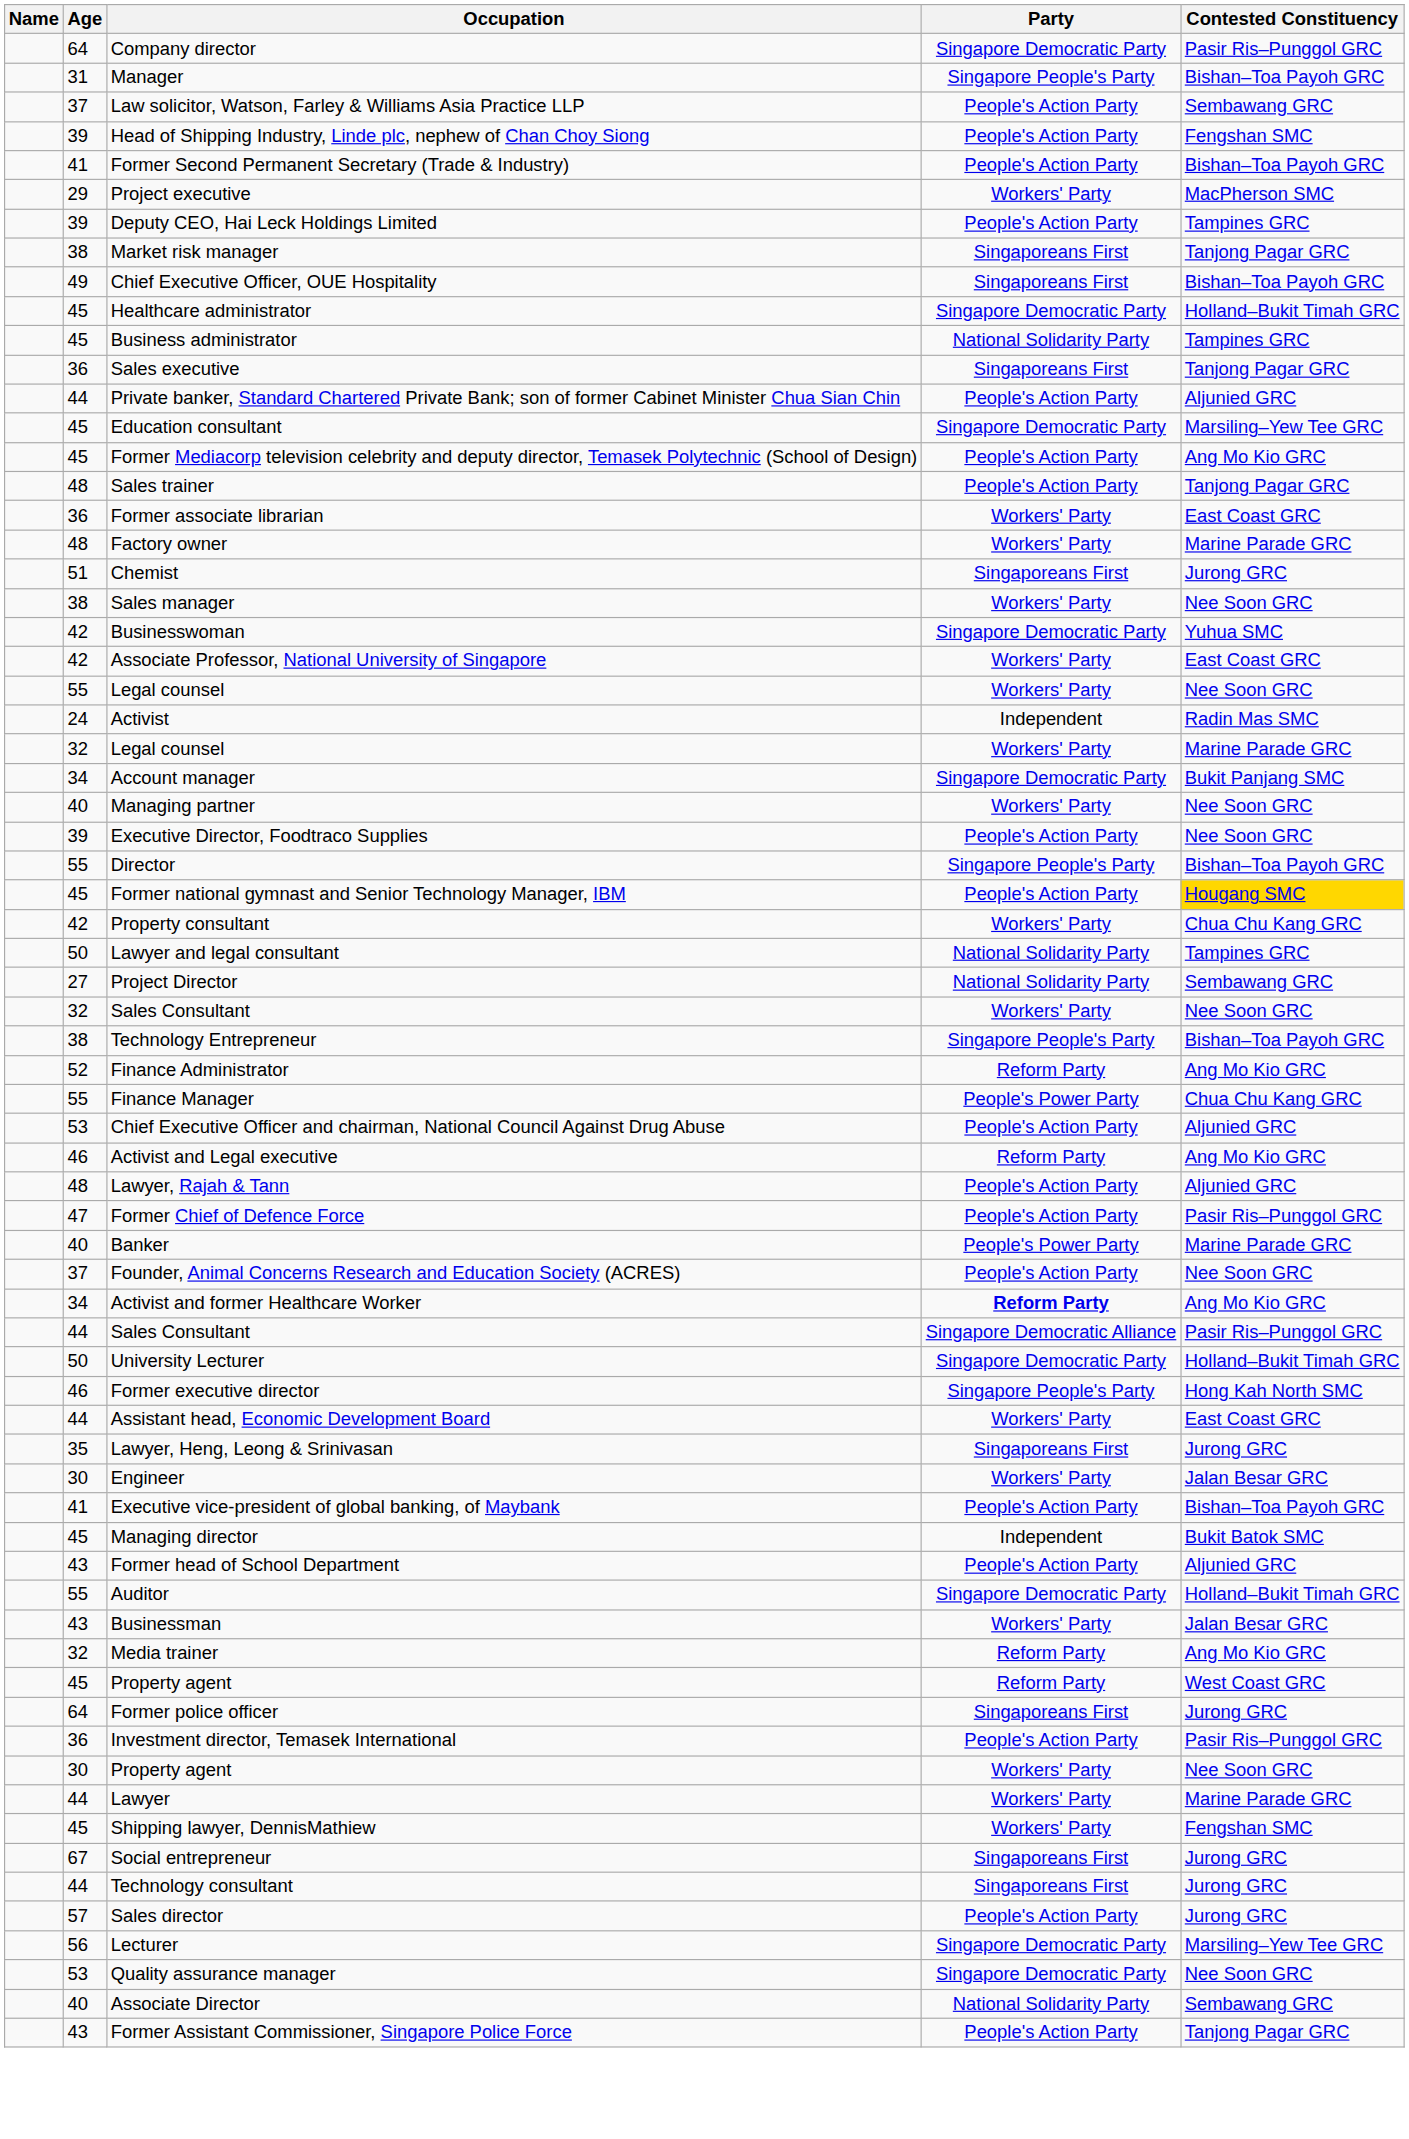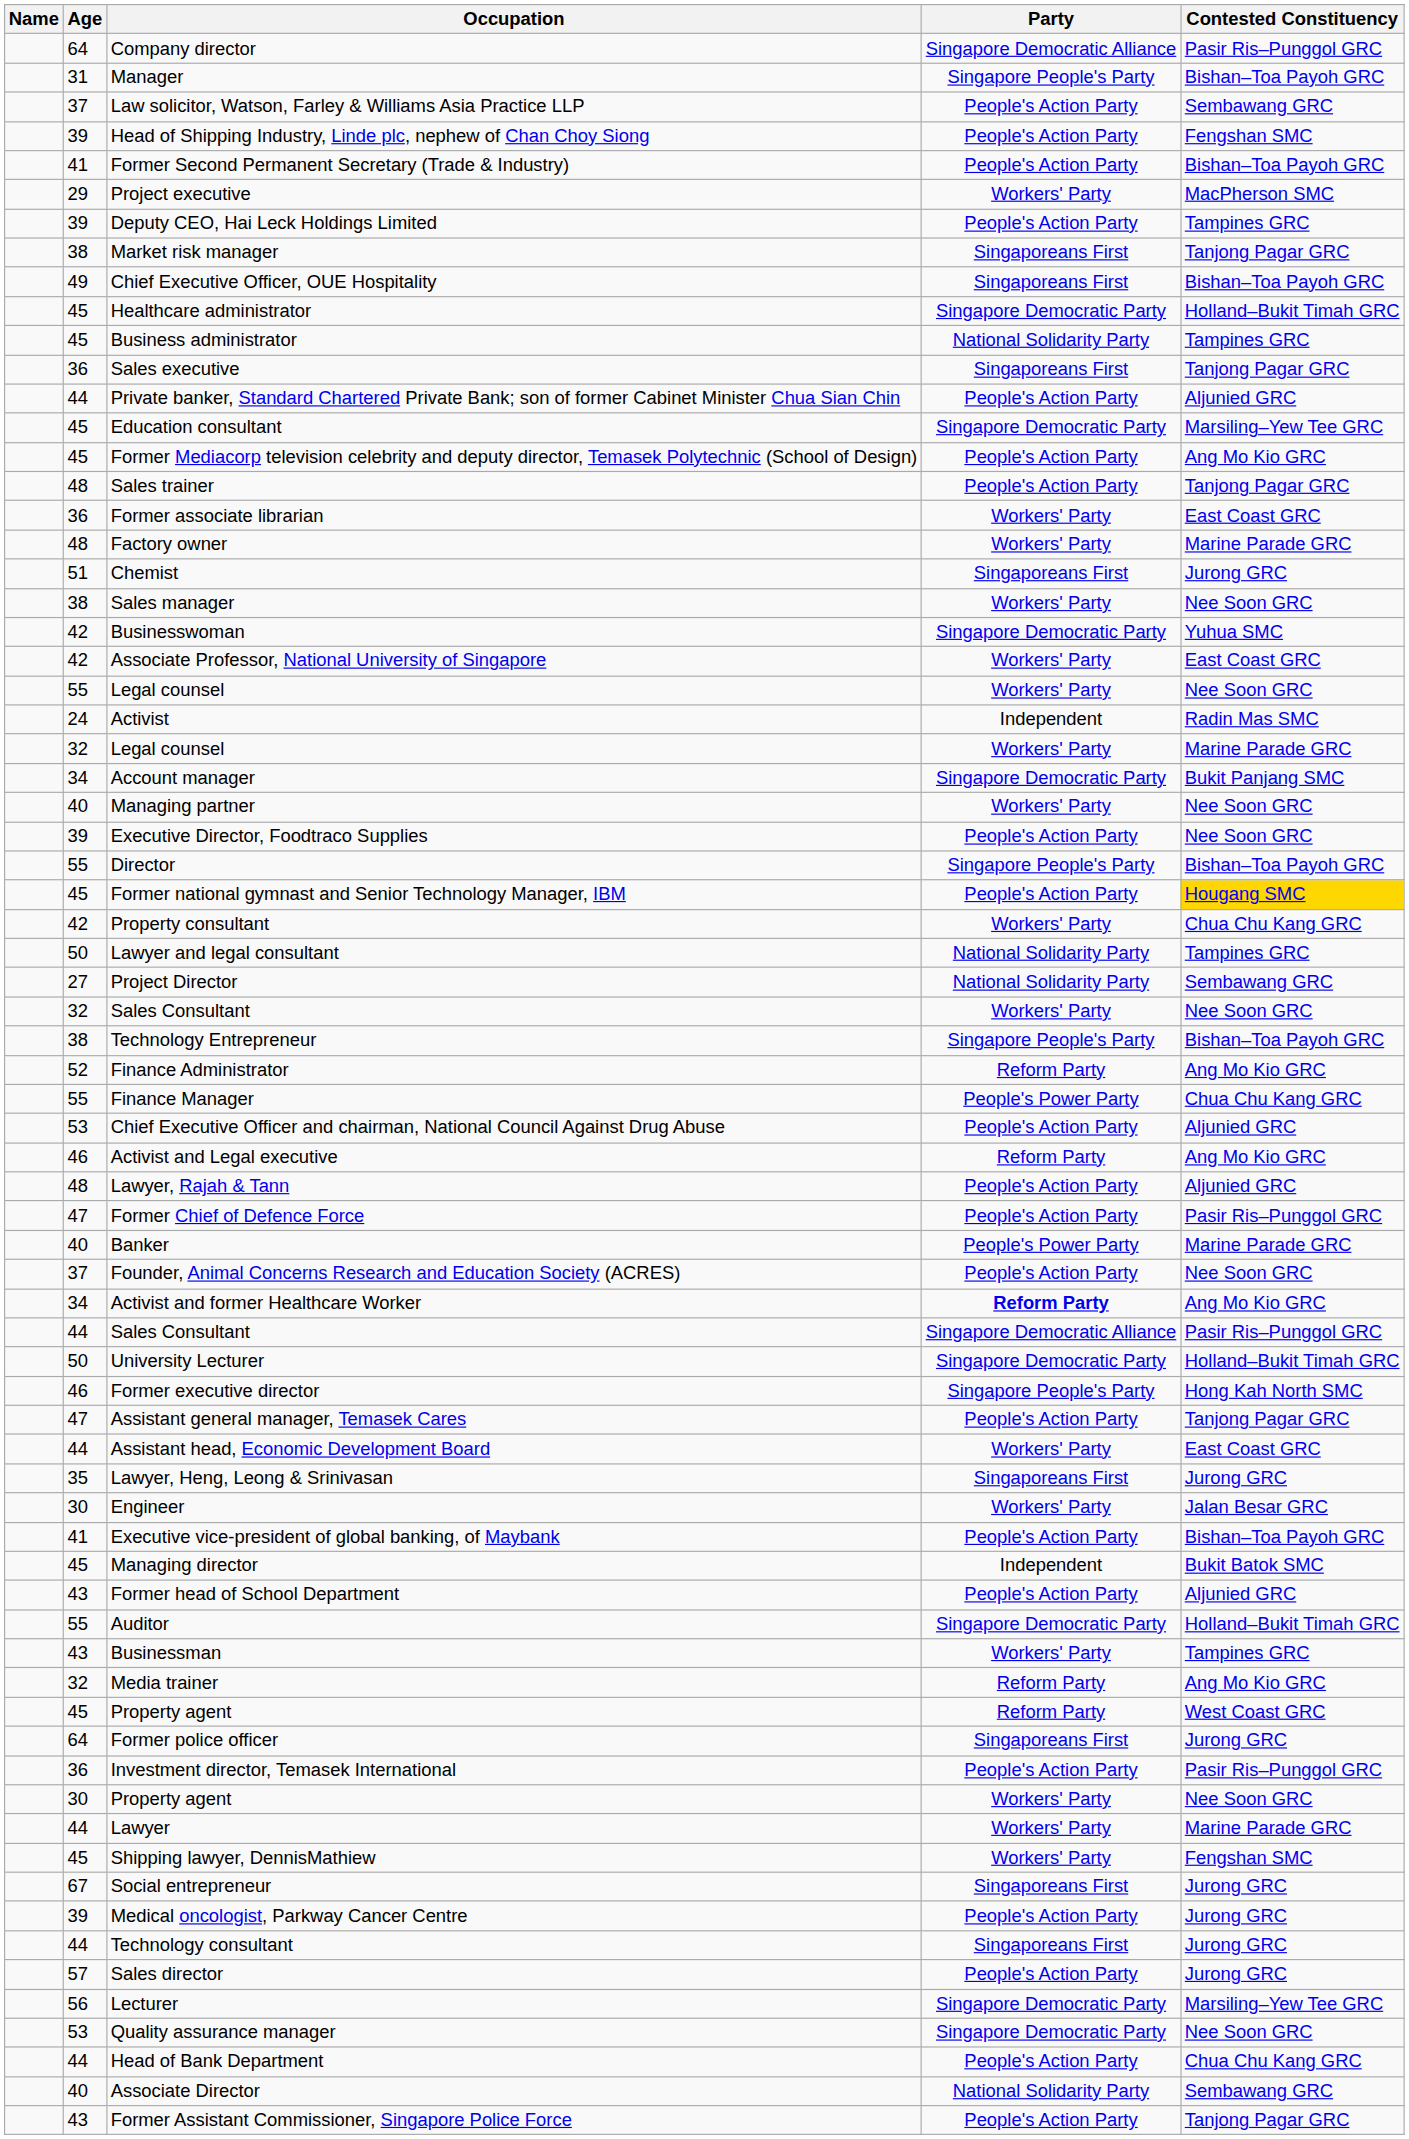(1051, 48) Singapore Democratic Party -> (1051, 48) Singapore Democratic Alliance
+ row: (78, 1419)
(1256, 1624) Jalan Besar GRC -> (1247, 1653) Tampines GRC
+ row: (78, 1915)
+ row: (78, 2061)
